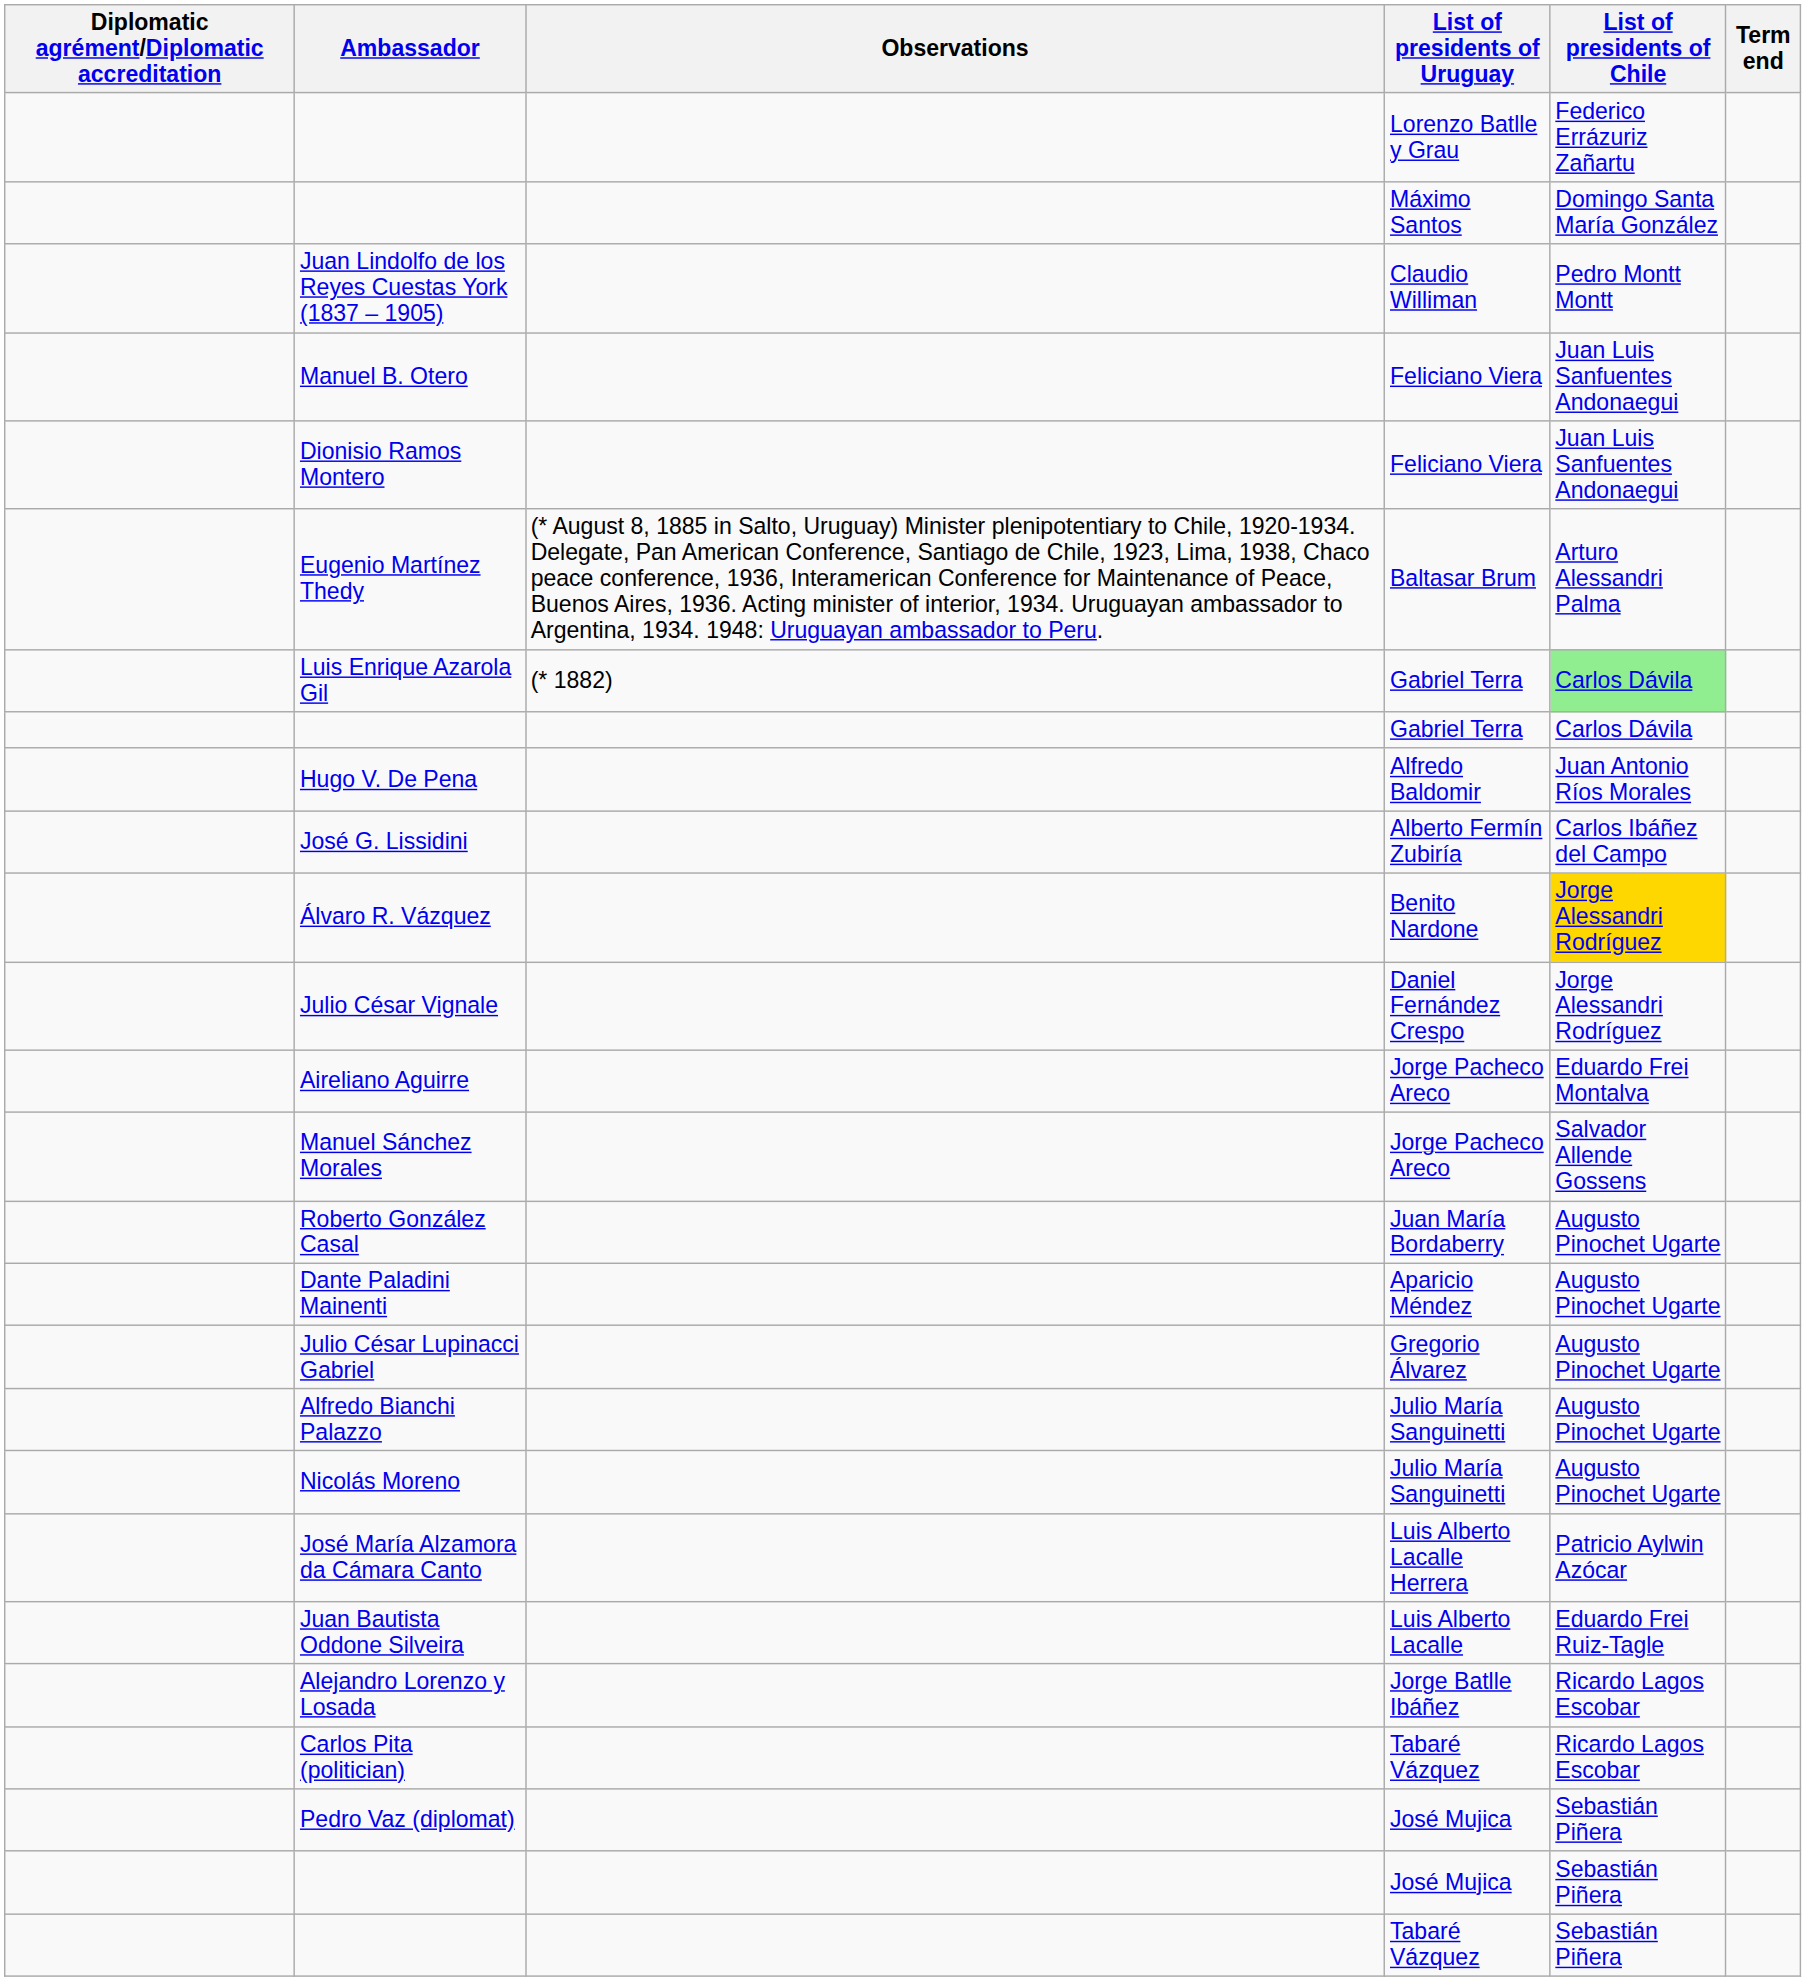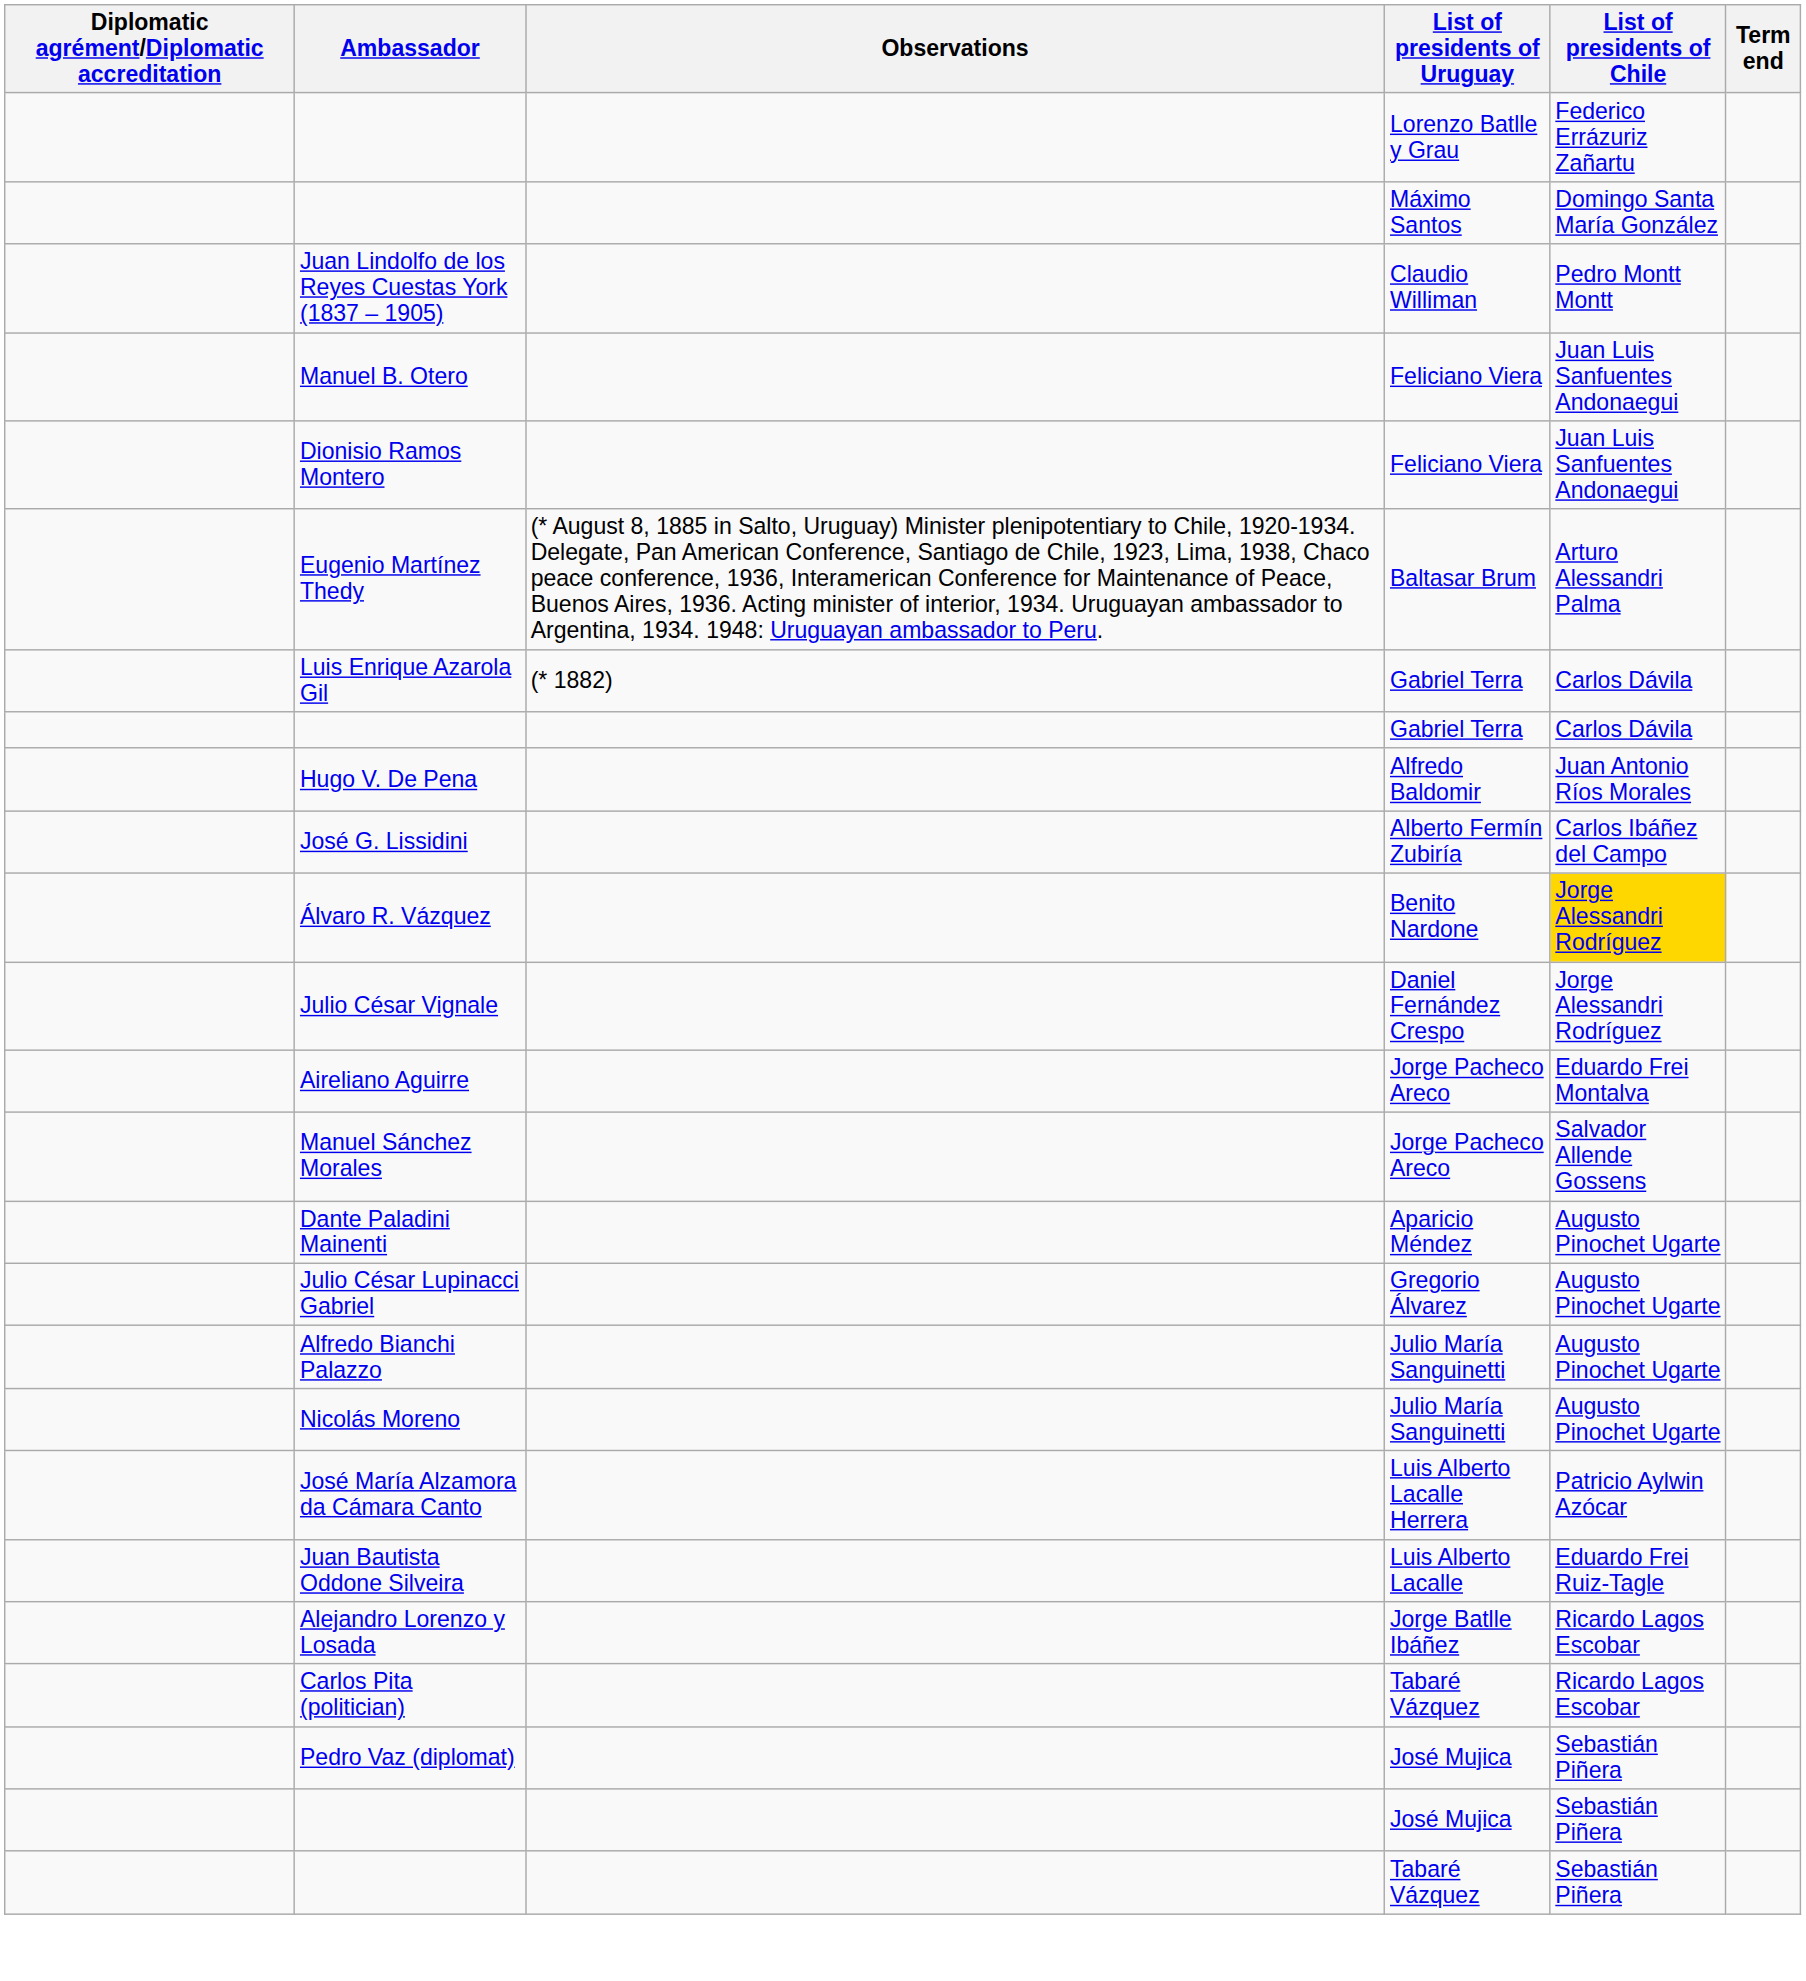(1624, 680) lightgreen background -> (1624, 680) no background
- row: (393, 1231)
